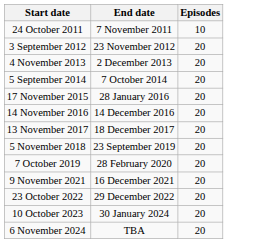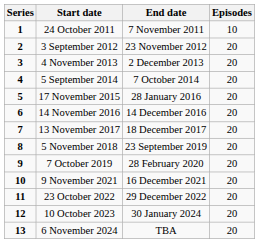+ column: (20, 12)
